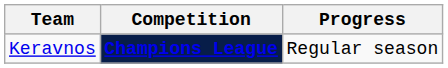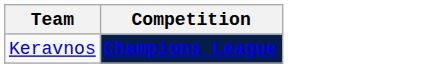- column: (362, 19)
